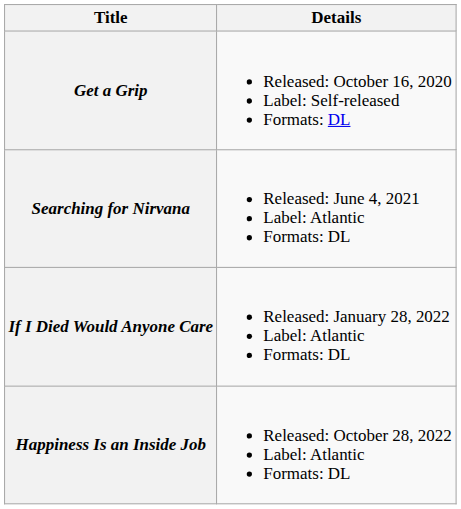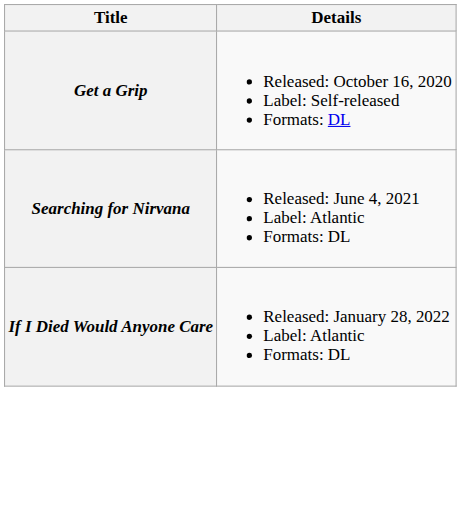- row: (111, 444)
